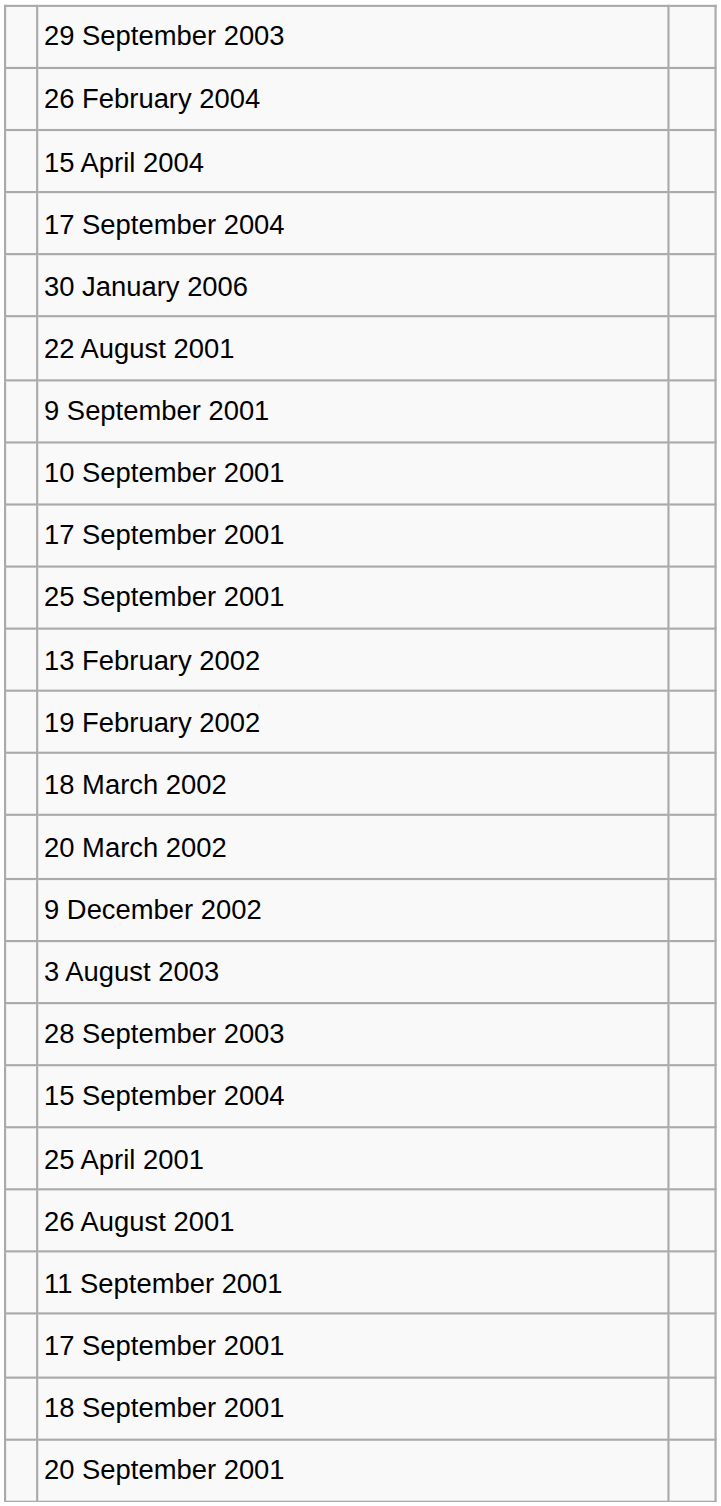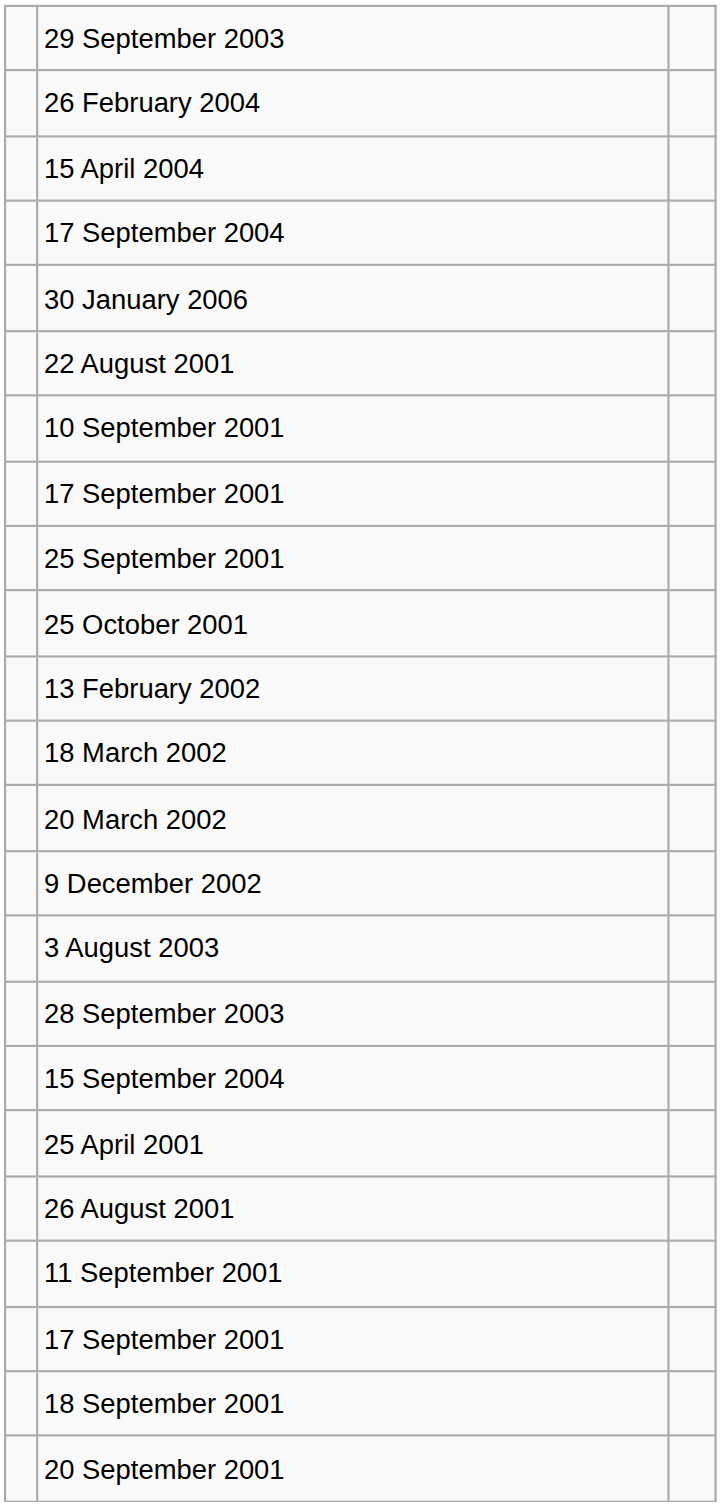- row: (21, 411)
+ row: (21, 623)
- row: (21, 722)
